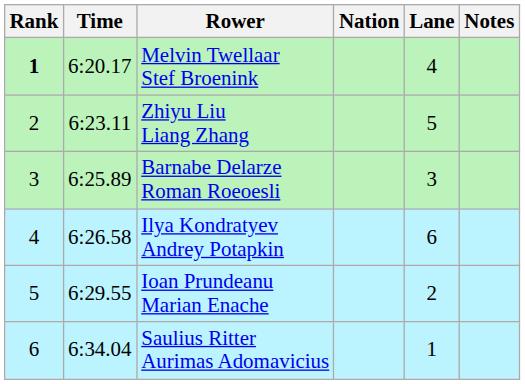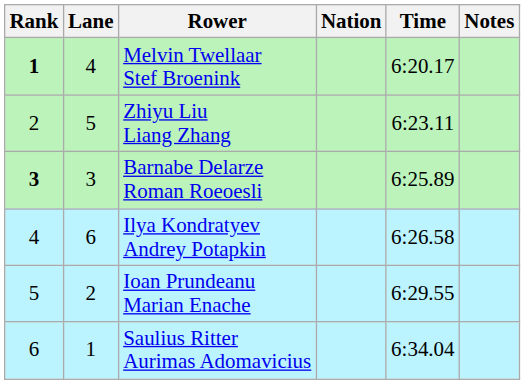columns swapped: (432, 21) <-> (100, 21)
(34, 179) normal -> (34, 179) bold
